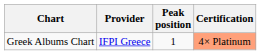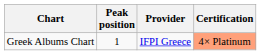columns swapped: (125, 18) <-> (173, 18)
